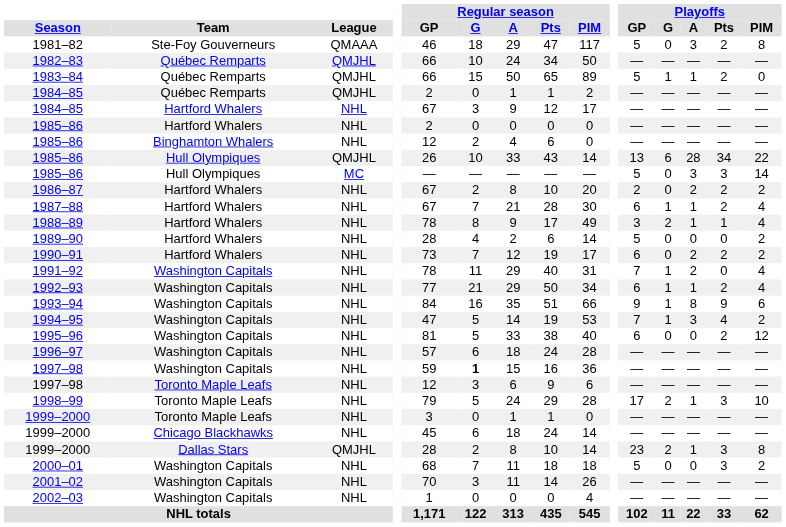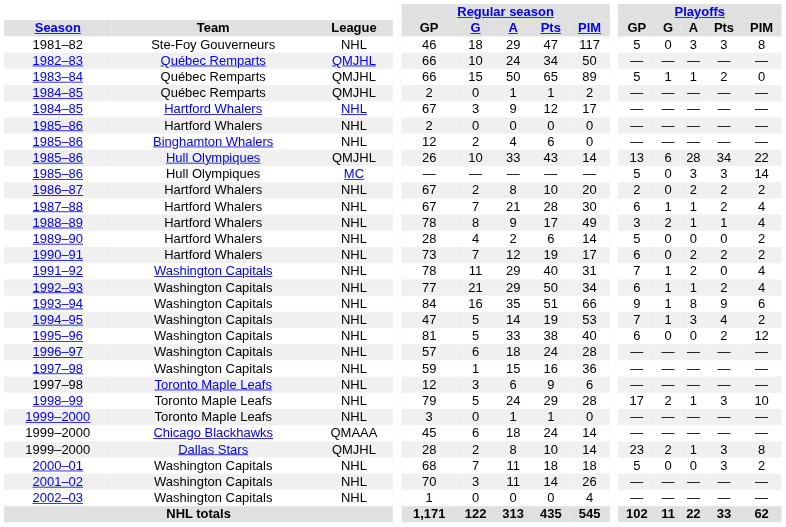(354, 44) QMAAA -> (354, 44) NHL
(724, 44) 2 -> (724, 44) 3
(476, 368) bold -> (476, 368) normal
(354, 433) NHL -> (354, 433) QMAAA
